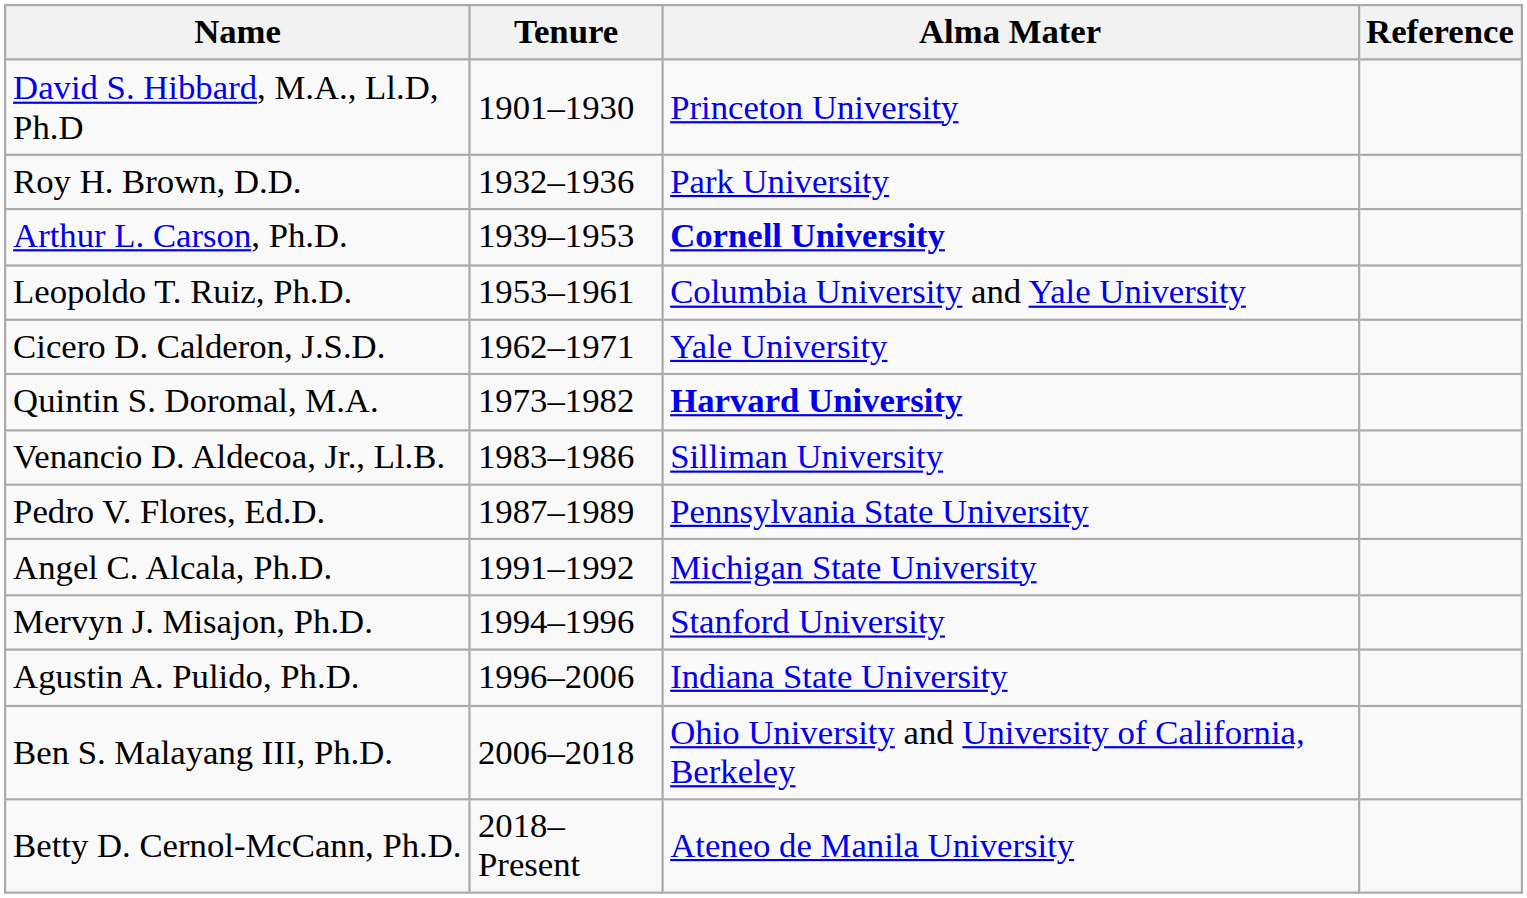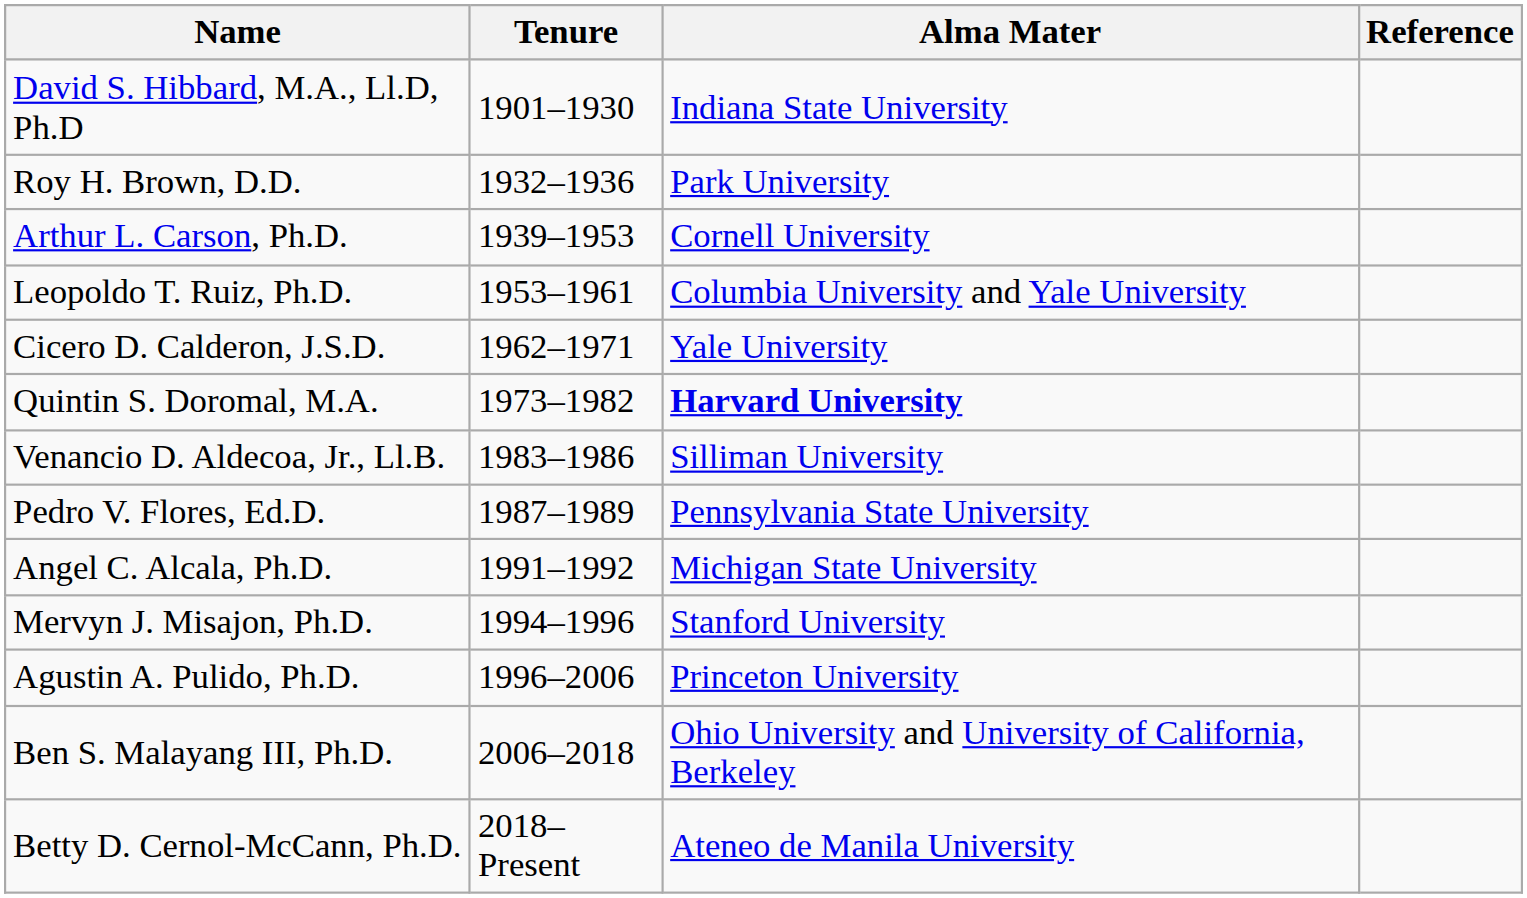(814, 106) Princeton University -> (839, 106) Indiana State University
(808, 236) bold -> (800, 236) normal
(839, 676) Indiana State University -> (814, 676) Princeton University
